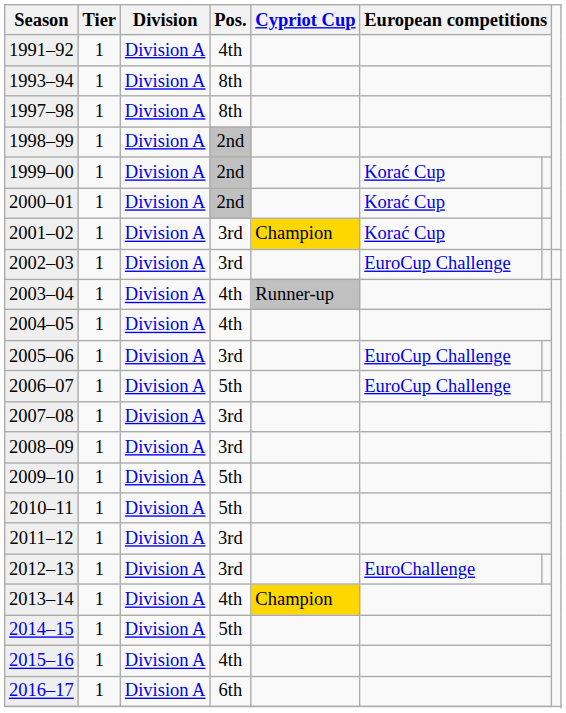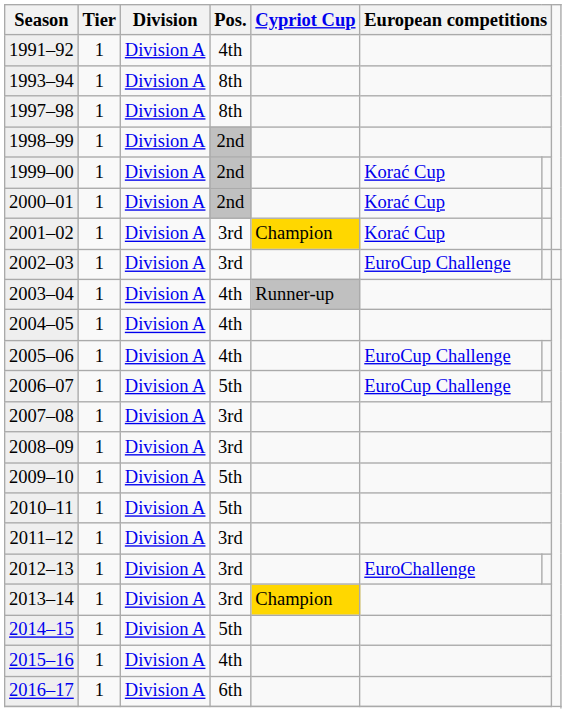(230, 355) 3rd -> (230, 355) 4th
(230, 599) 4th -> (230, 599) 3rd
